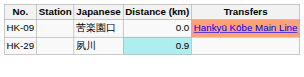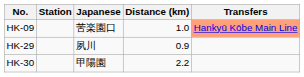(183, 28) 0.0 -> (183, 28) 1.0
(183, 45) paleturquoise background -> (183, 45) no background
+ row: (20, 63)
